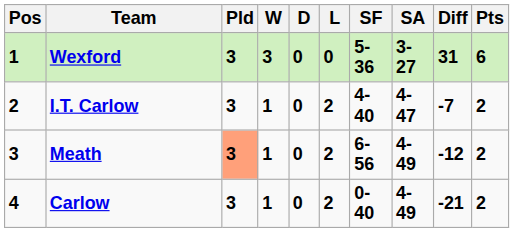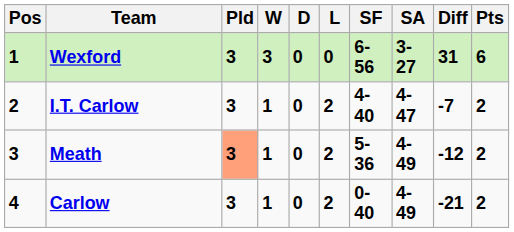(364, 57) 5-36 -> (364, 57) 6-56
(364, 154) 6-56 -> (364, 154) 5-36
